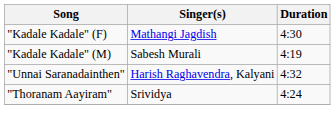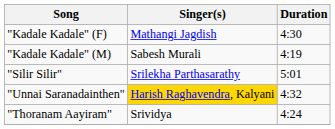+ row: (35, 74)
(202, 74) no background -> (202, 94) gold background
